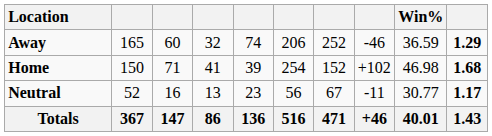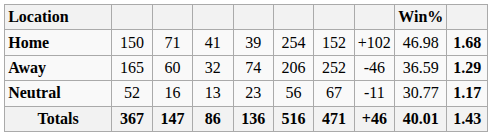rows swapped: (29, 67) <-> (27, 42)
